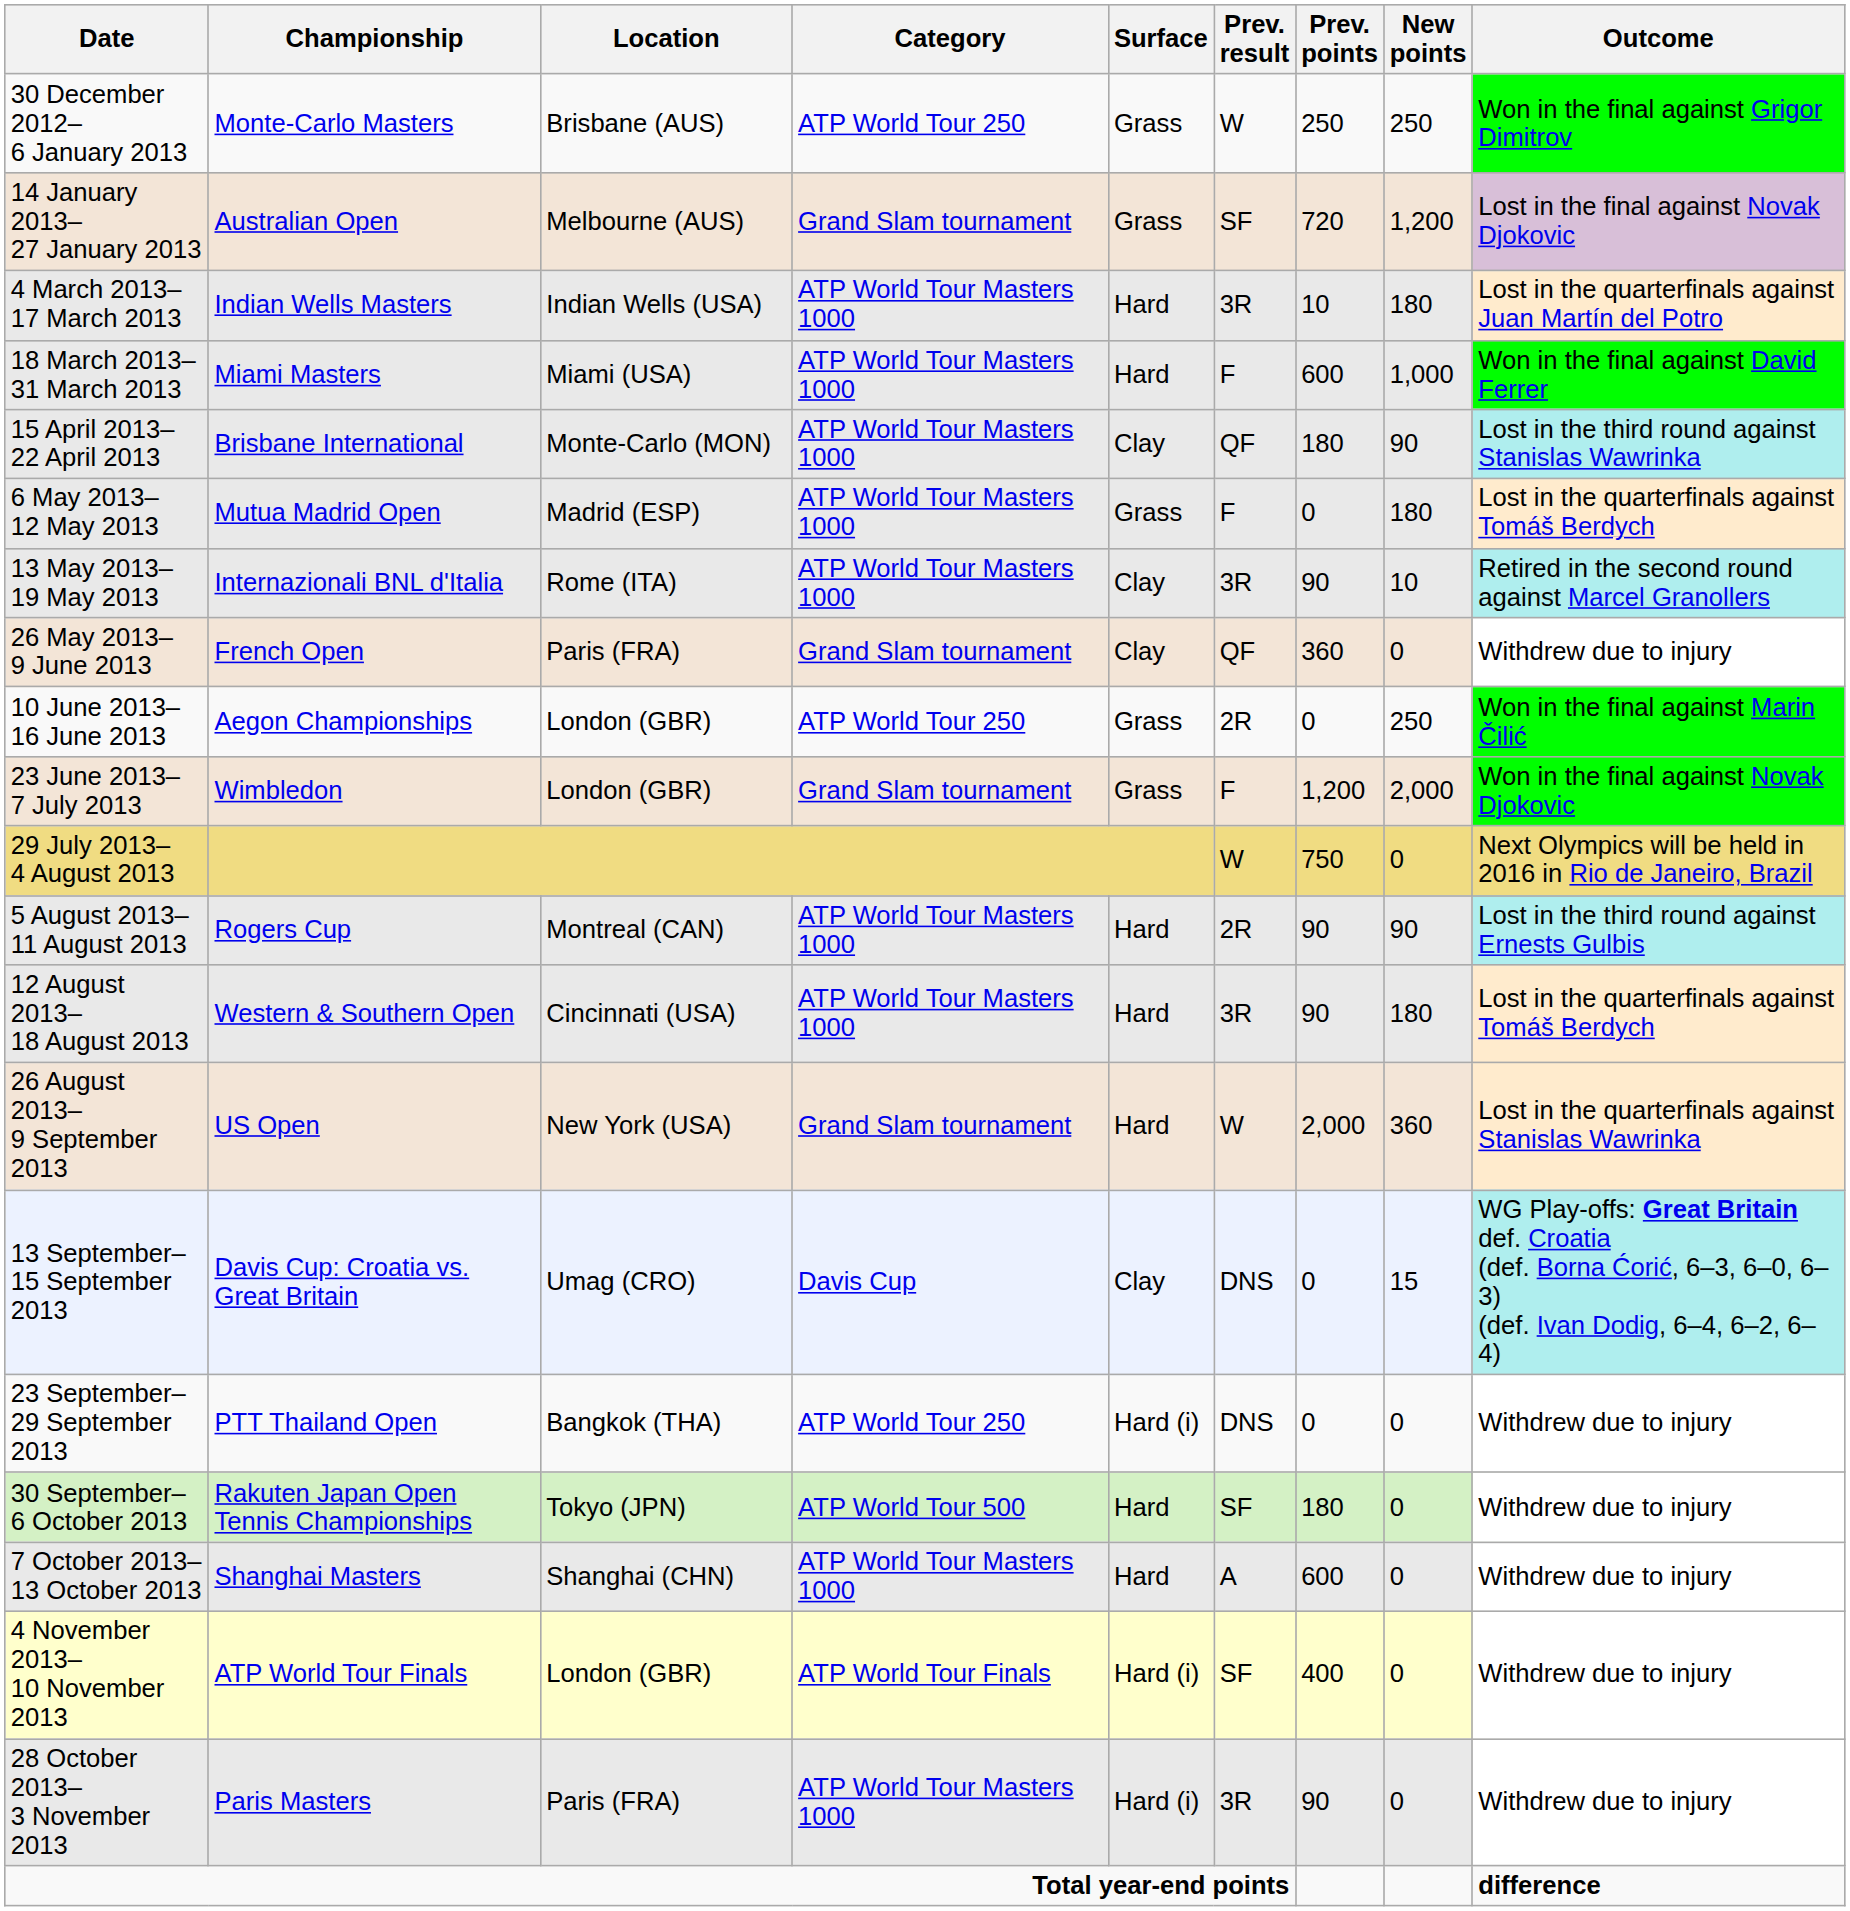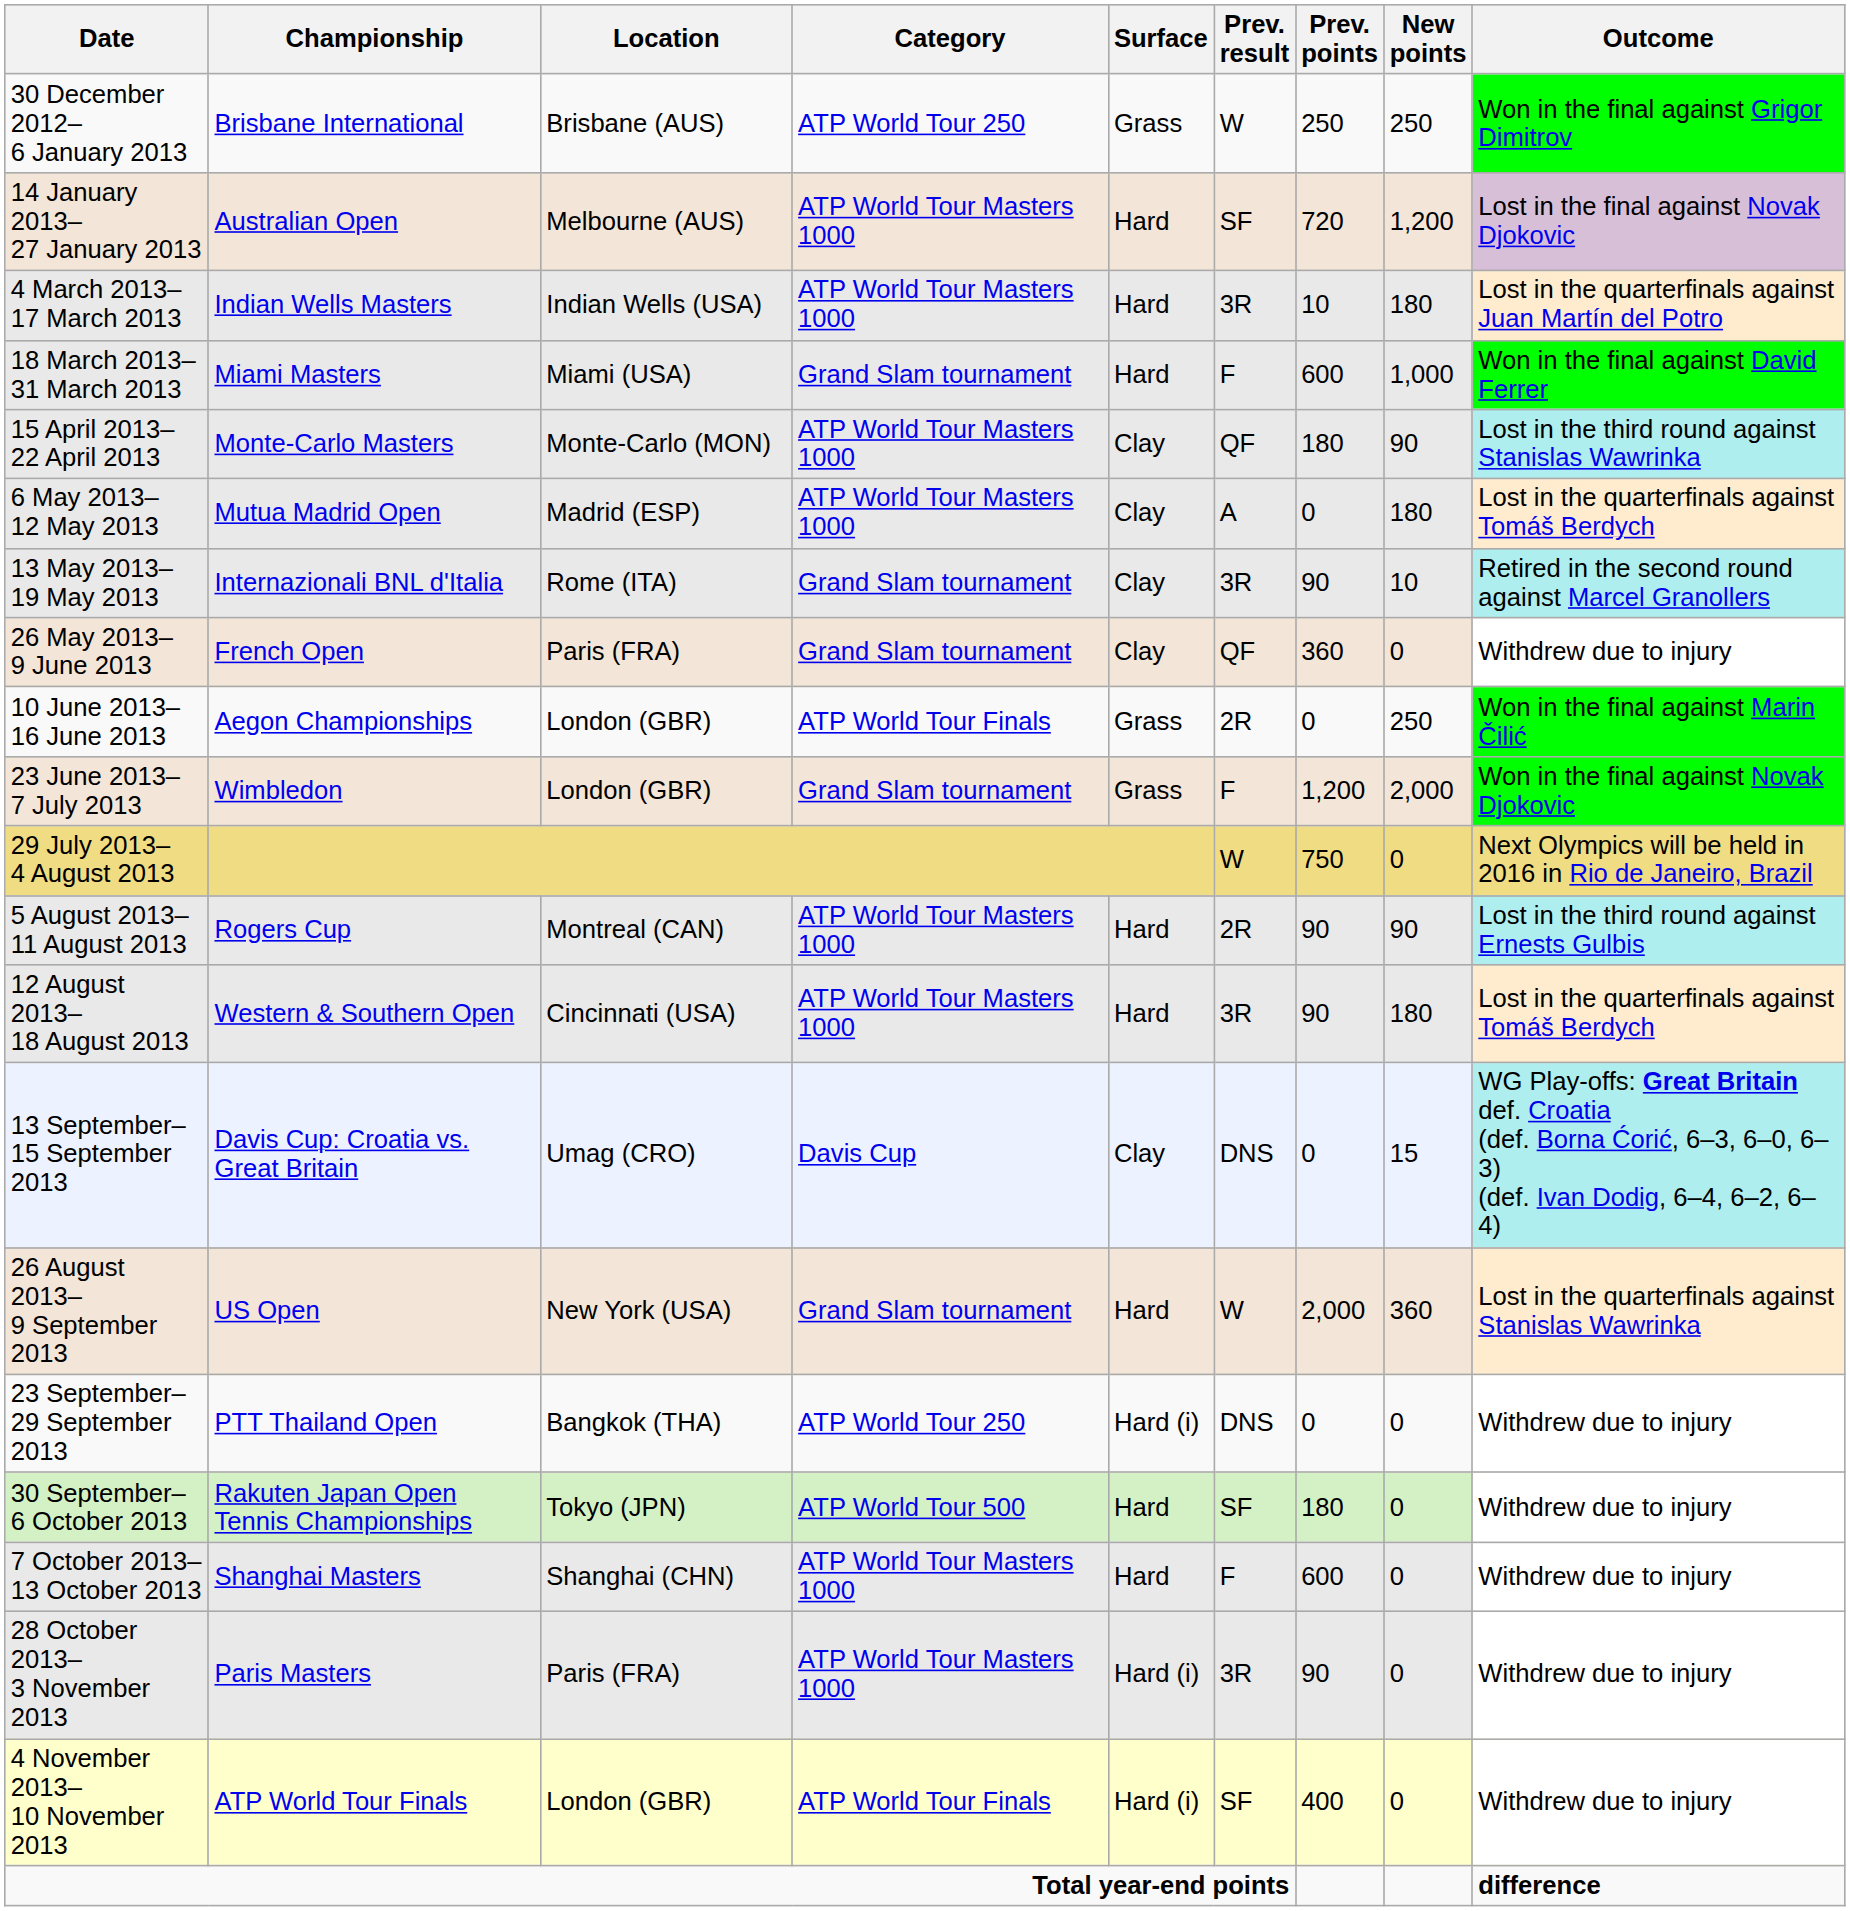(334, 123) Monte-Carlo Masters -> (339, 123) Brisbane International
(935, 221) Grand Slam tournament -> (936, 221) ATP World Tour Masters 1000
(1148, 221) Grass -> (1142, 221) Hard
(936, 374) ATP World Tour Masters 1000 -> (935, 374) Grand Slam tournament
(339, 443) Brisbane International -> (334, 443) Monte-Carlo Masters
(1148, 513) Grass -> (1140, 513) Clay
(1227, 513) F -> (1228, 513) A
(936, 582) ATP World Tour Masters 1000 -> (935, 582) Grand Slam tournament
(912, 721) ATP World Tour 250 -> (924, 721) ATP World Tour Finals
rows swapped: (84, 1126) <-> (98, 1281)
(1228, 1576) A -> (1227, 1576) F
rows swapped: (80, 1801) <-> (88, 1674)
